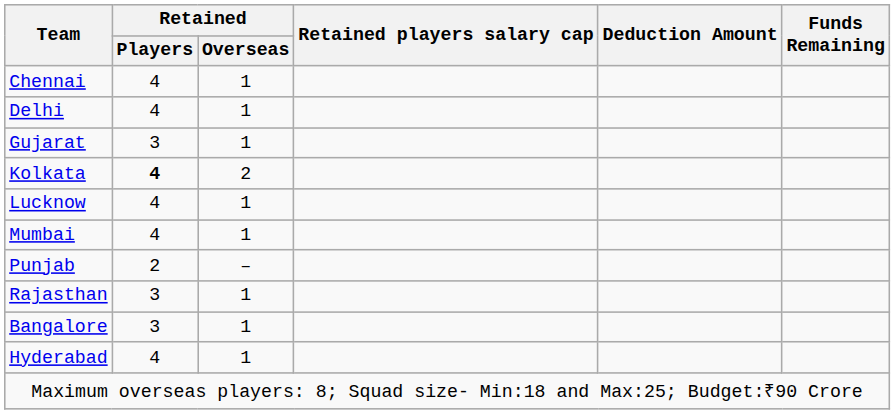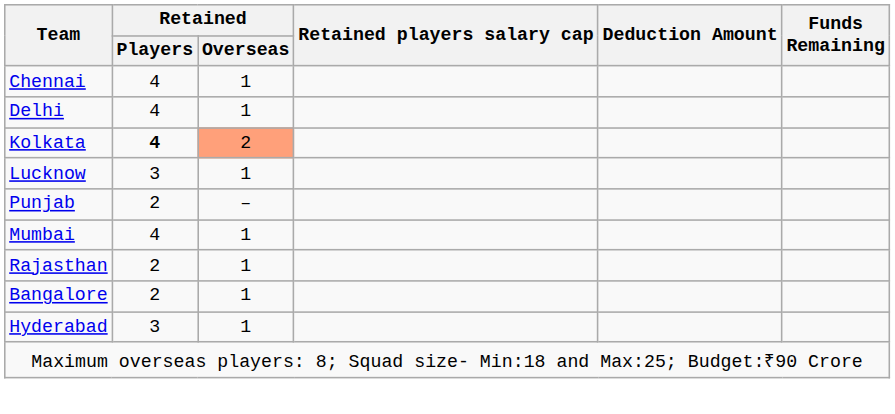- row: (47, 143)
(246, 173) no background -> (246, 143) lightsalmon background
(155, 204) 4 -> (155, 173) 3
rows swapped: (42, 235) <-> (42, 265)
(155, 296) 3 -> (155, 265) 2
(155, 327) 3 -> (155, 296) 2
(155, 357) 4 -> (155, 327) 3
